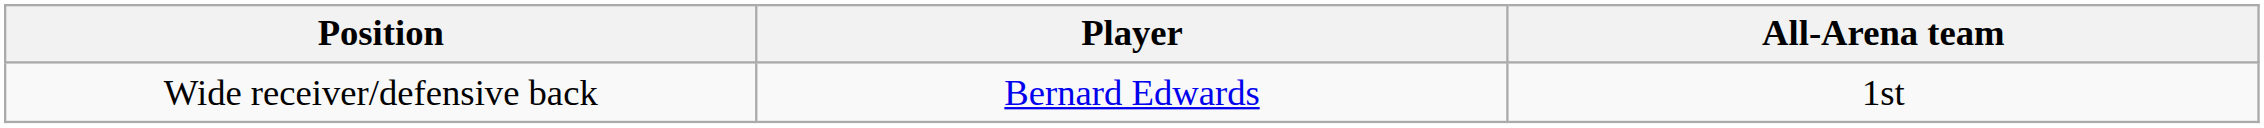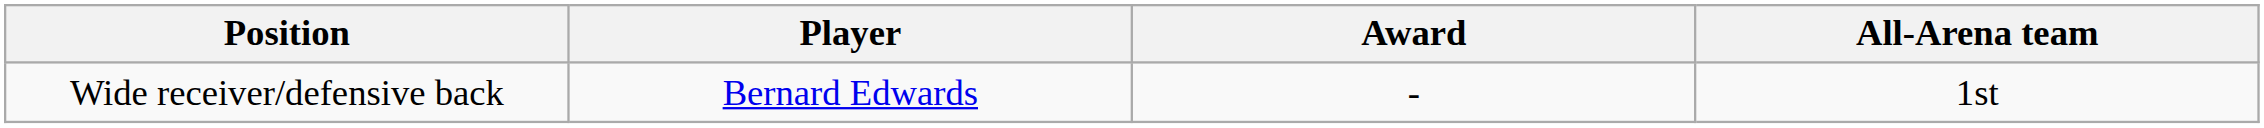+ column: (1414, 33)
